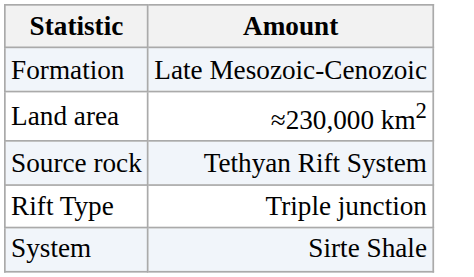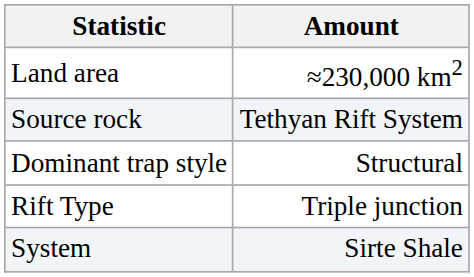- row: (68, 69)
+ row: (119, 162)
